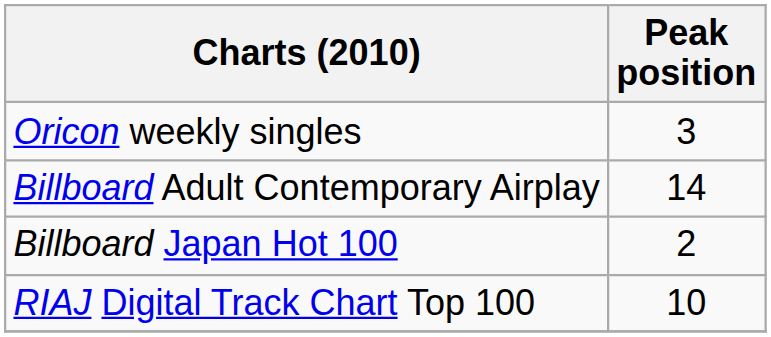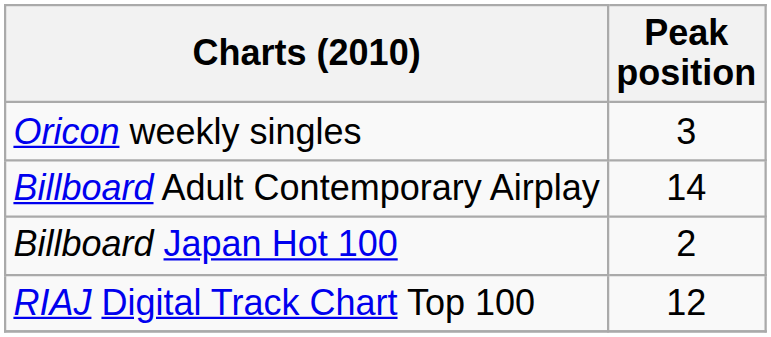(686, 301) 10 -> (686, 301) 12
